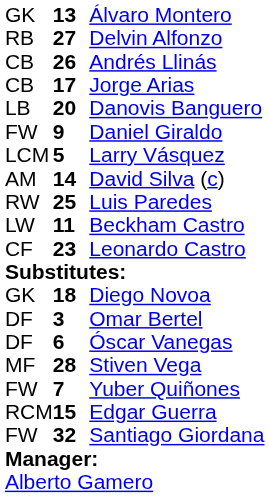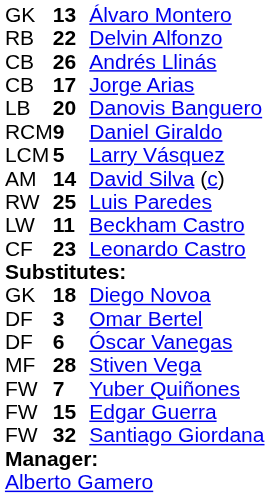(64, 38) 27 -> (64, 38) 22
(21, 131) FW -> (29, 131) RCM
(29, 412) RCM -> (21, 412) FW
